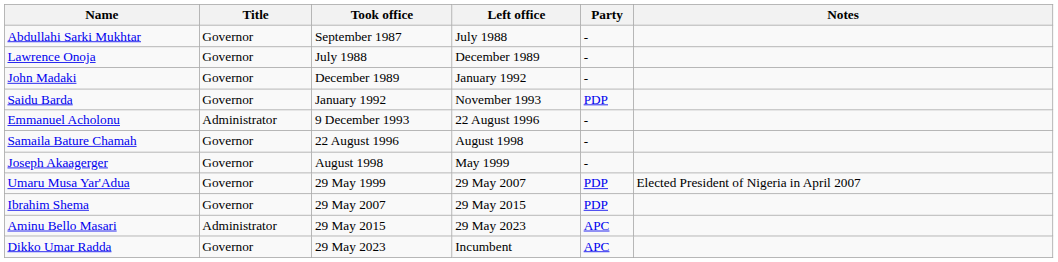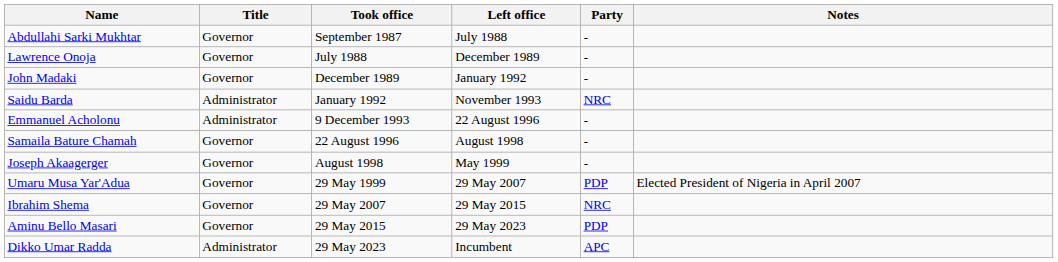(228, 99) Governor -> (240, 99) Administrator
(596, 99) PDP -> (597, 99) NRC
(596, 204) PDP -> (597, 204) NRC
(240, 225) Administrator -> (228, 225) Governor
(597, 225) APC -> (596, 225) PDP
(228, 246) Governor -> (240, 246) Administrator
